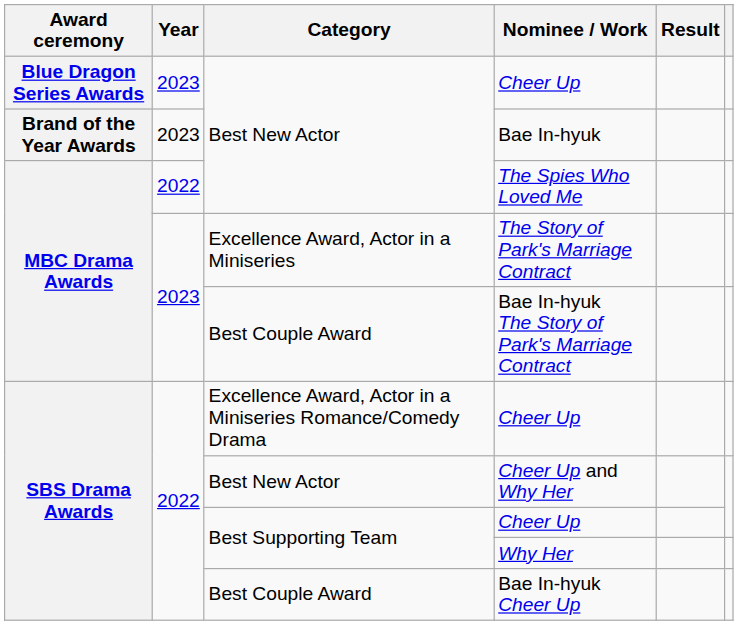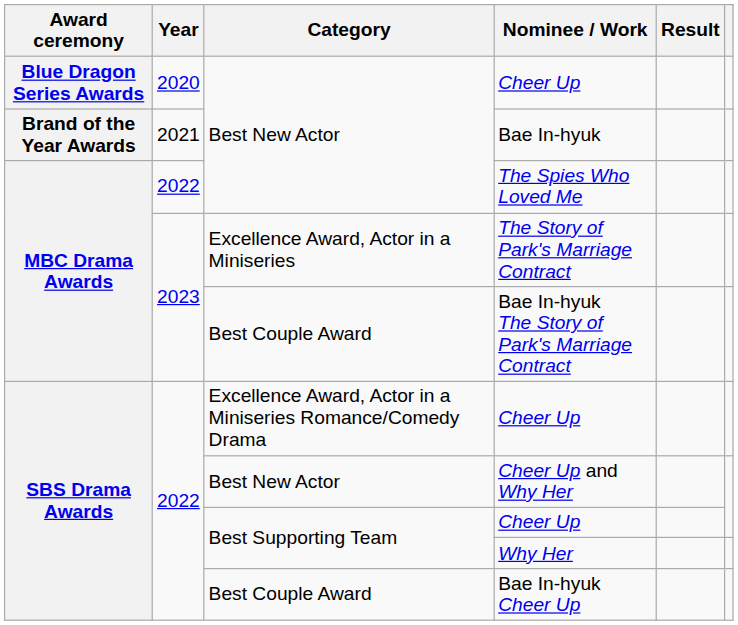(178, 82) 2023 -> (178, 82) 2020
(178, 134) 2023 -> (178, 134) 2021
